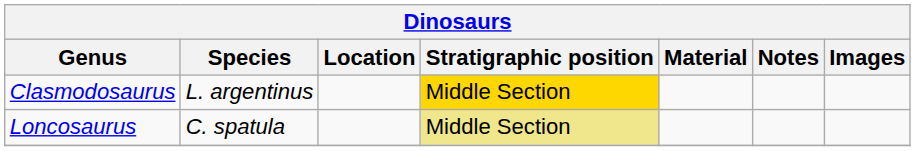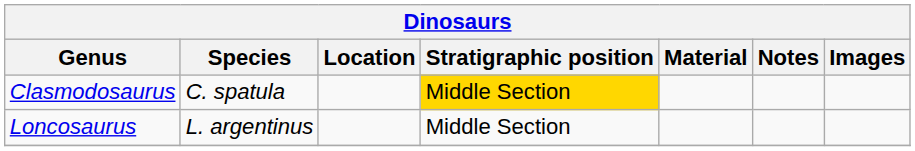(249, 92) L. argentinus -> (235, 92) C. spatula
(235, 127) C. spatula -> (249, 127) L. argentinus
(498, 127) khaki background -> (498, 127) no background
